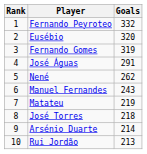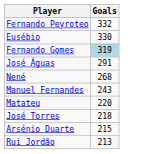- column: (16, 11)
(128, 37) 320 -> (105, 37) 330
(128, 50) no background -> (105, 50) lightblue background
(128, 77) 262 -> (105, 77) 268
(128, 103) 219 -> (105, 103) 220
(128, 129) 214 -> (105, 129) 215
